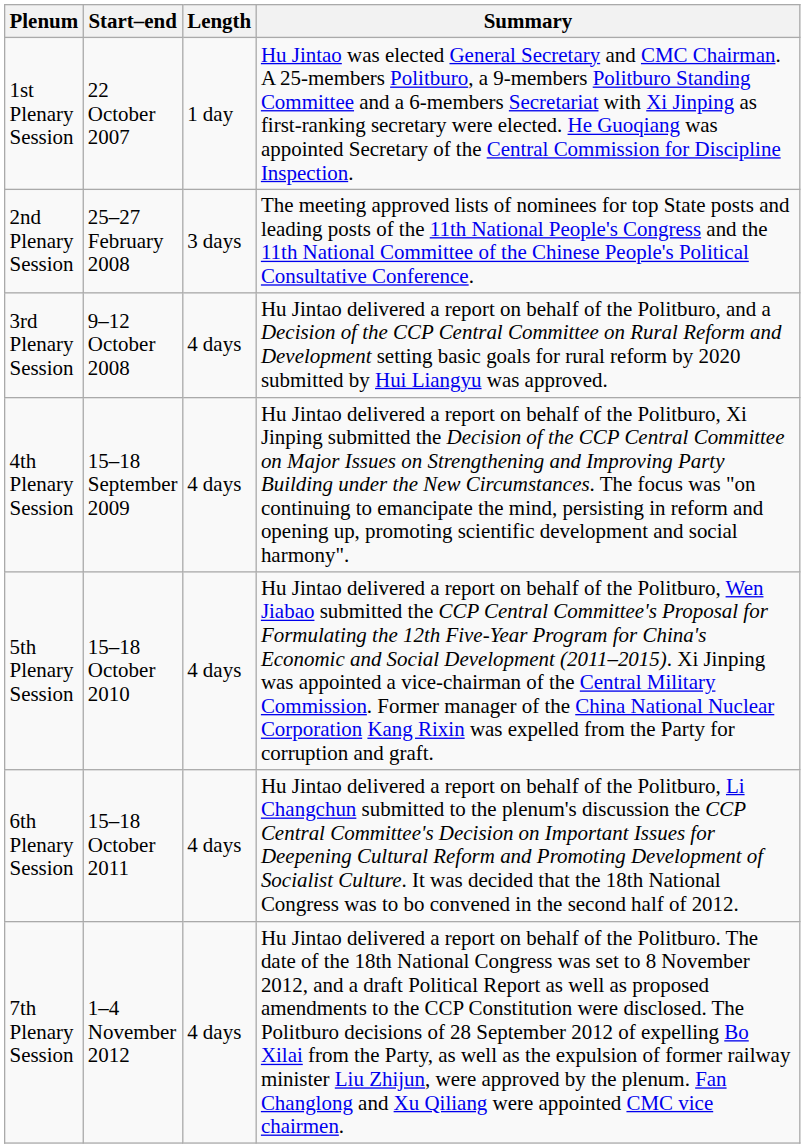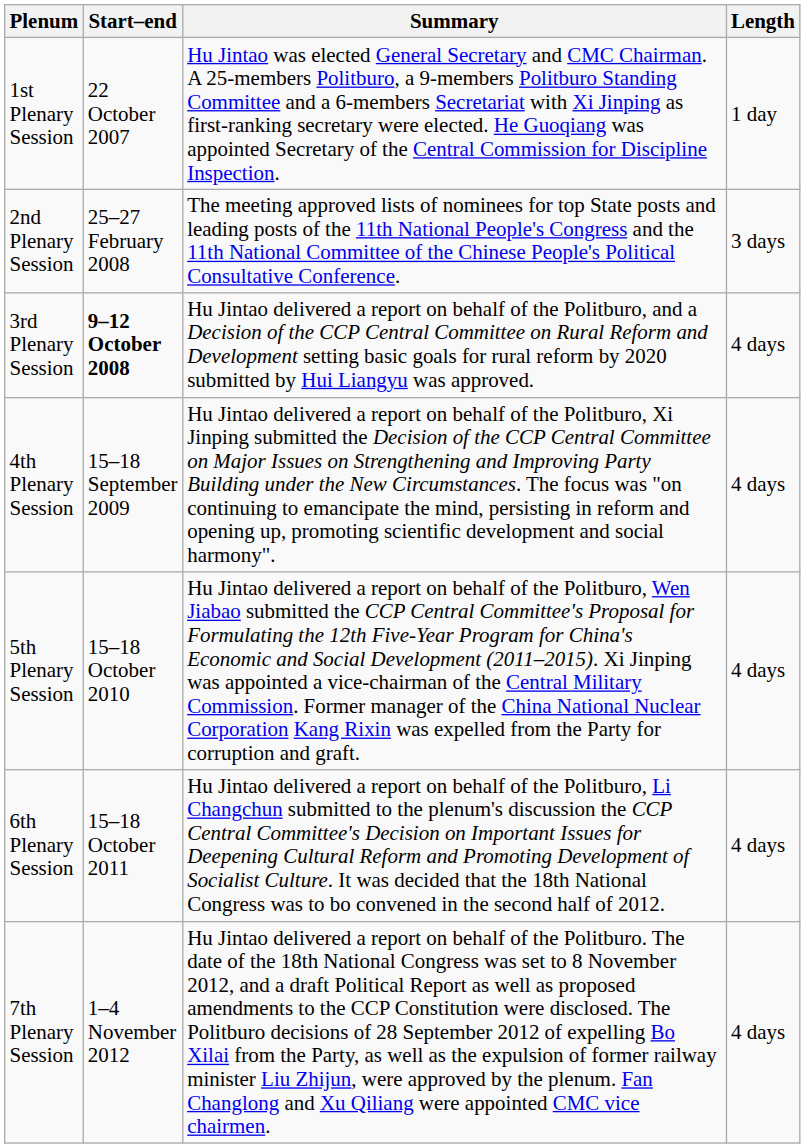columns swapped: (219, 21) <-> (528, 21)
(122, 344) normal -> (124, 344) bold
